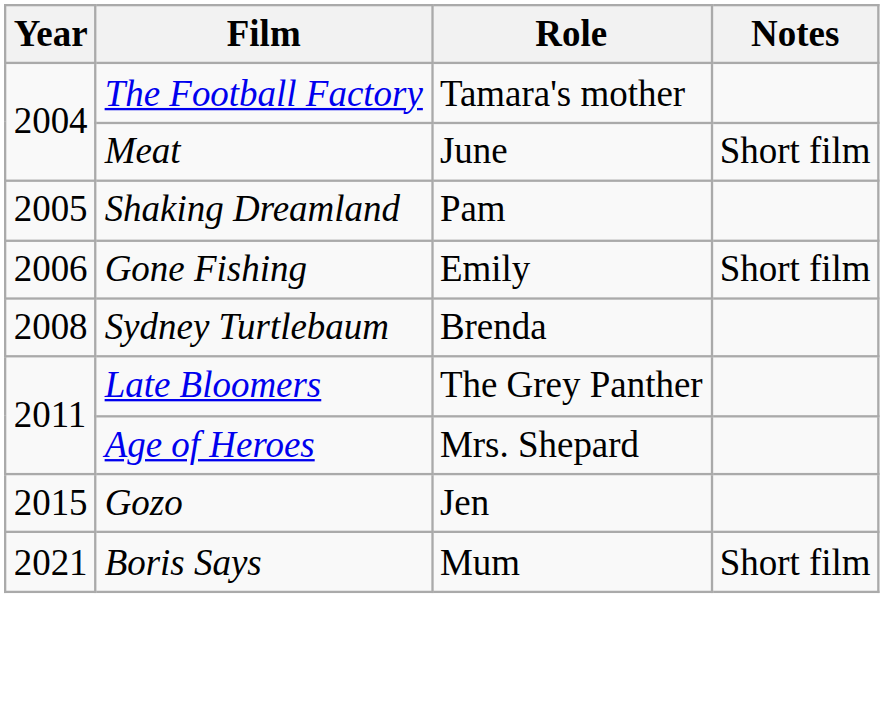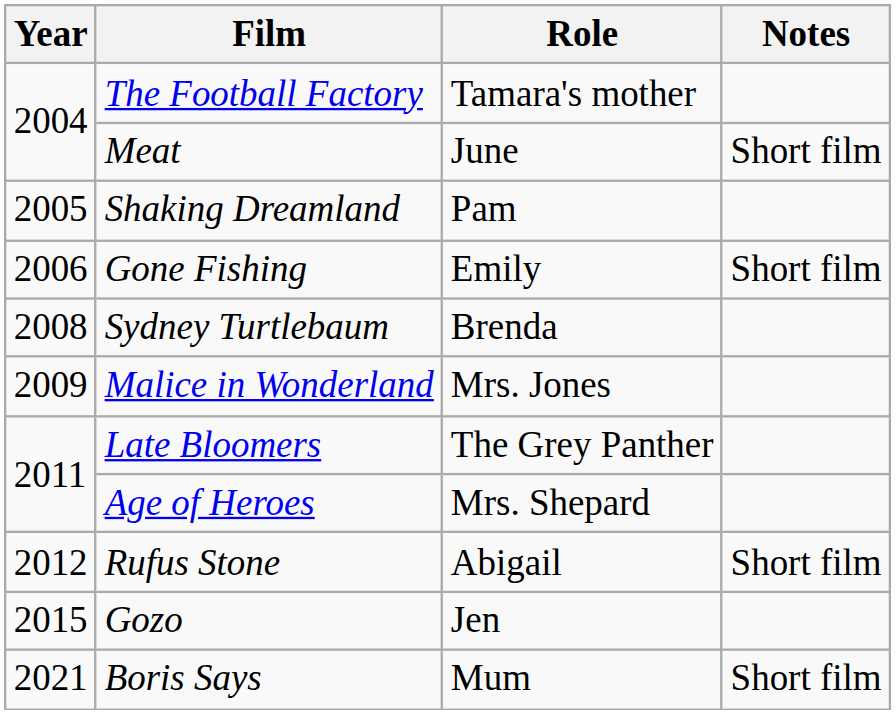+ row: (269, 385)
+ row: (192, 561)
